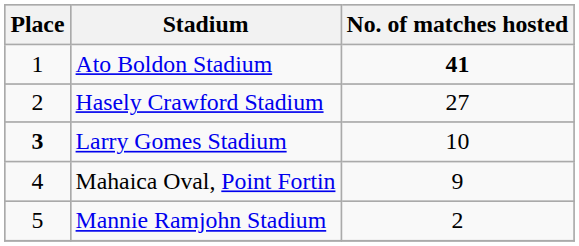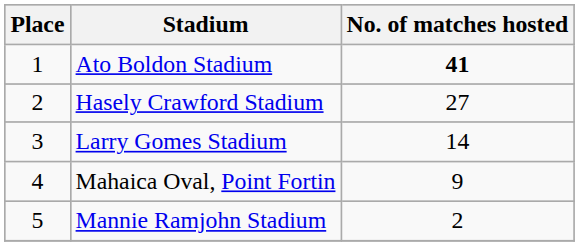(37, 142) bold -> (37, 142) normal
(457, 142) 10 -> (457, 142) 14
